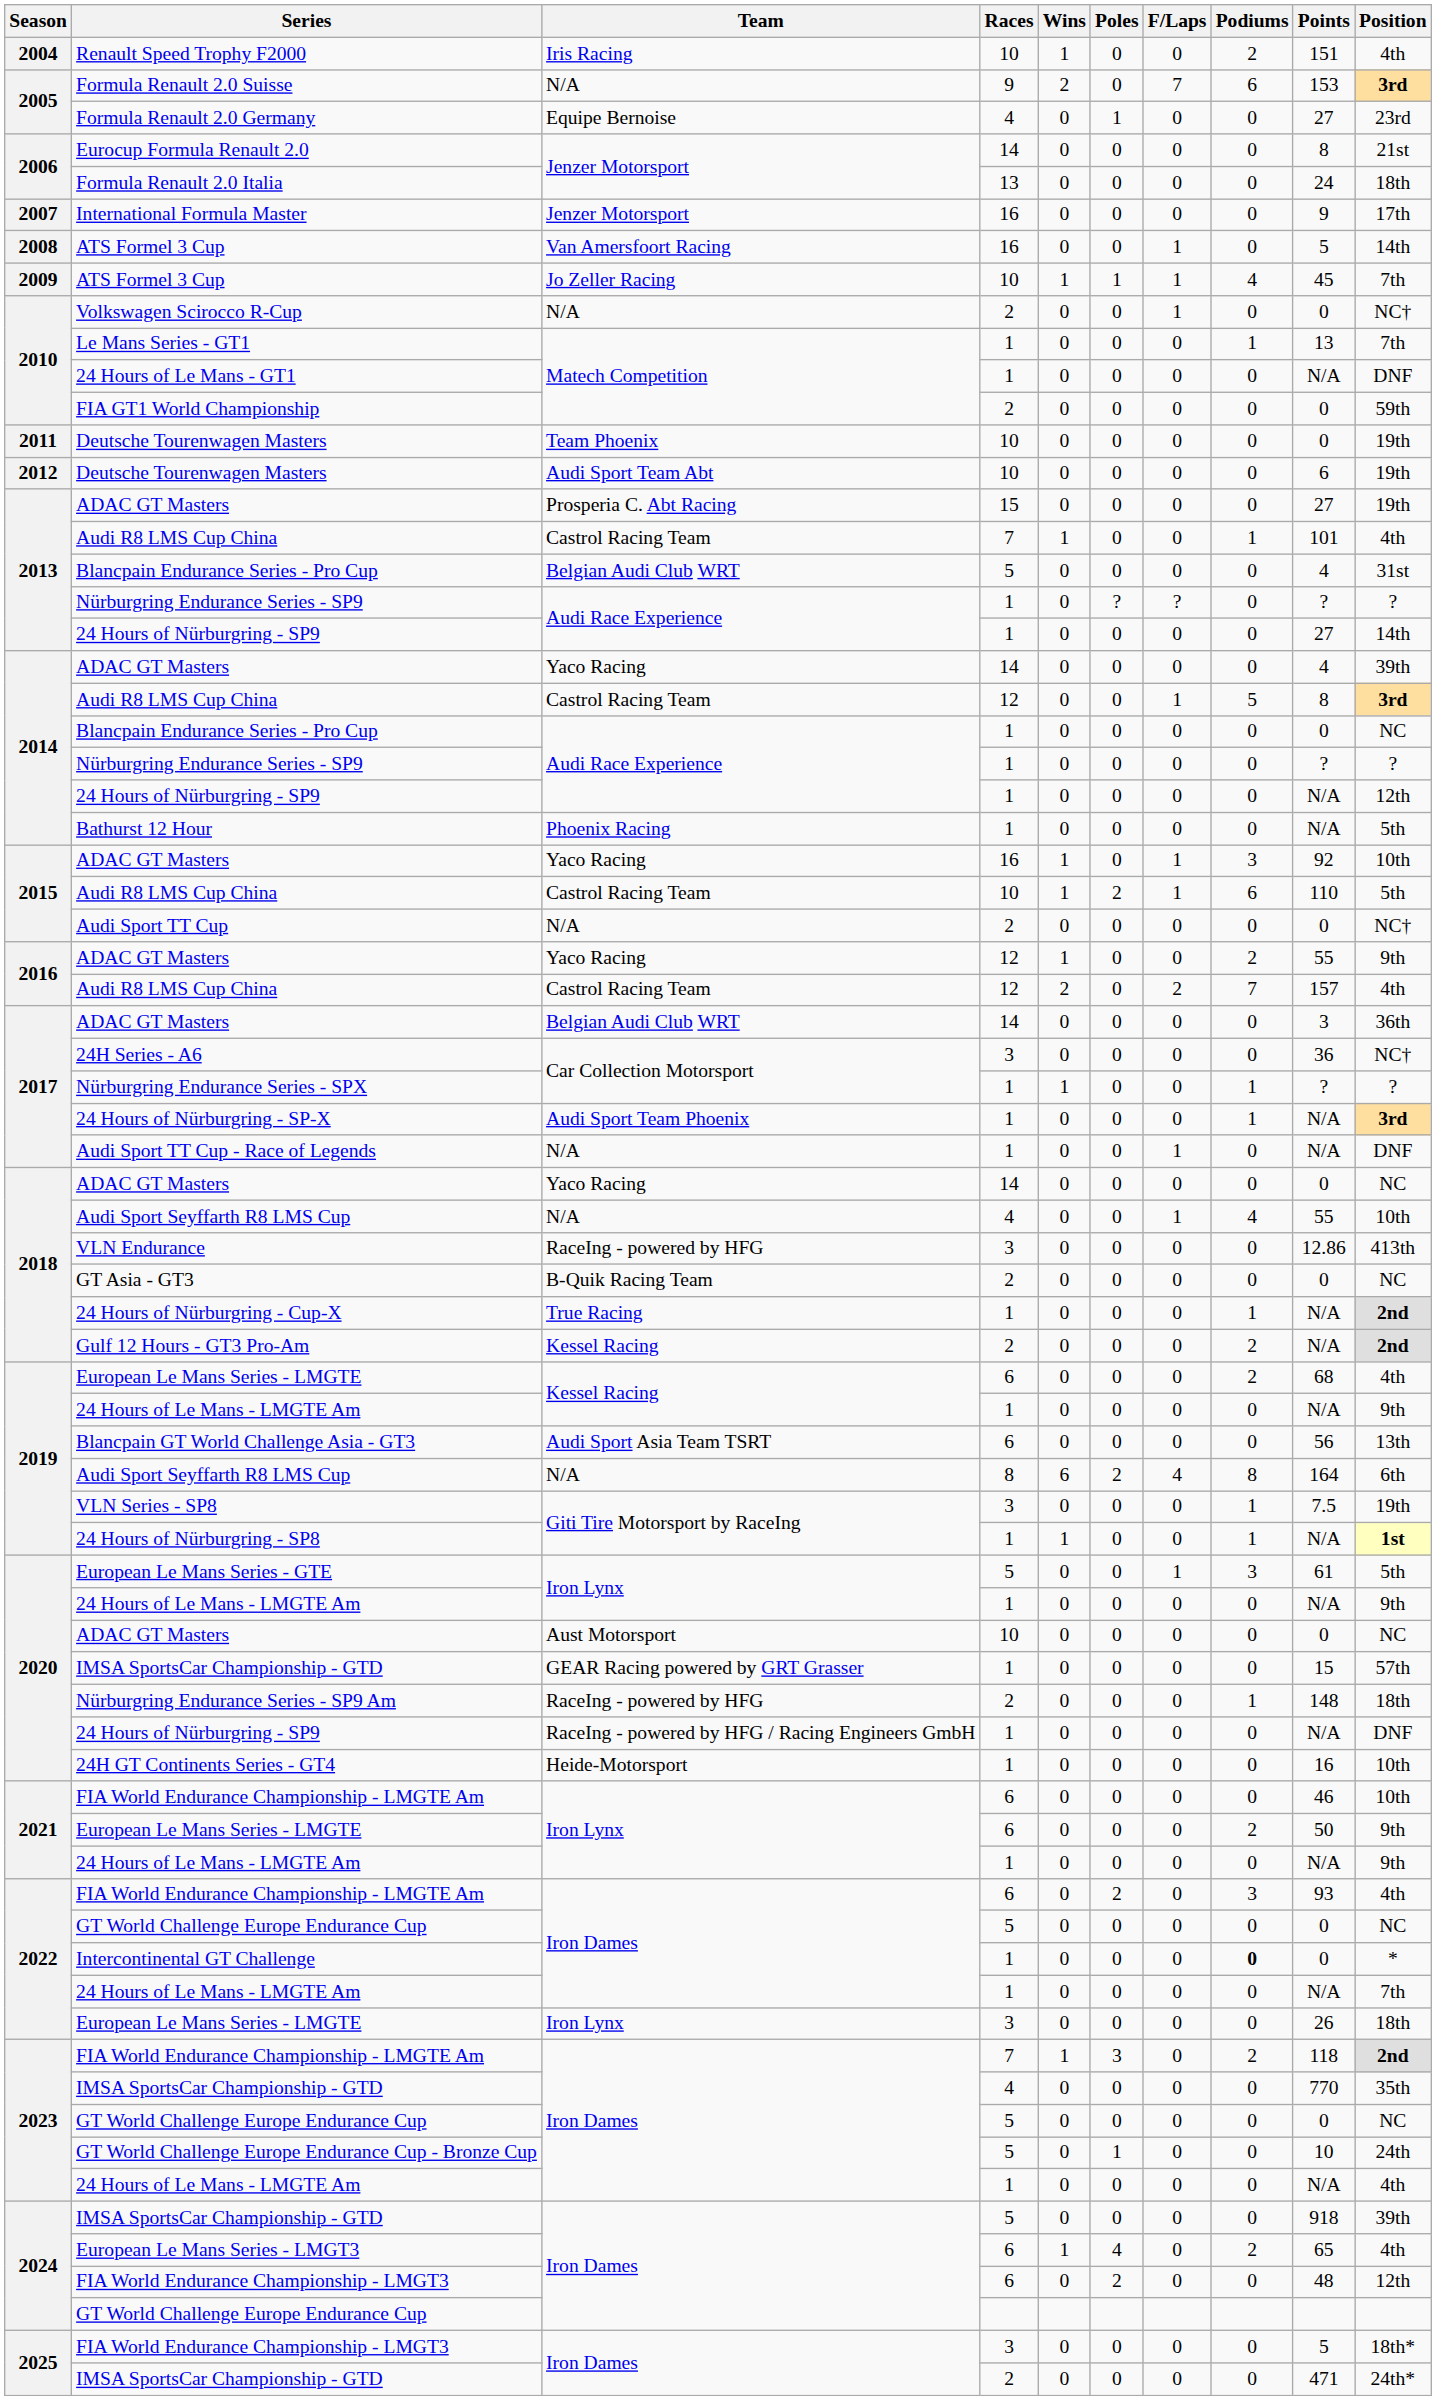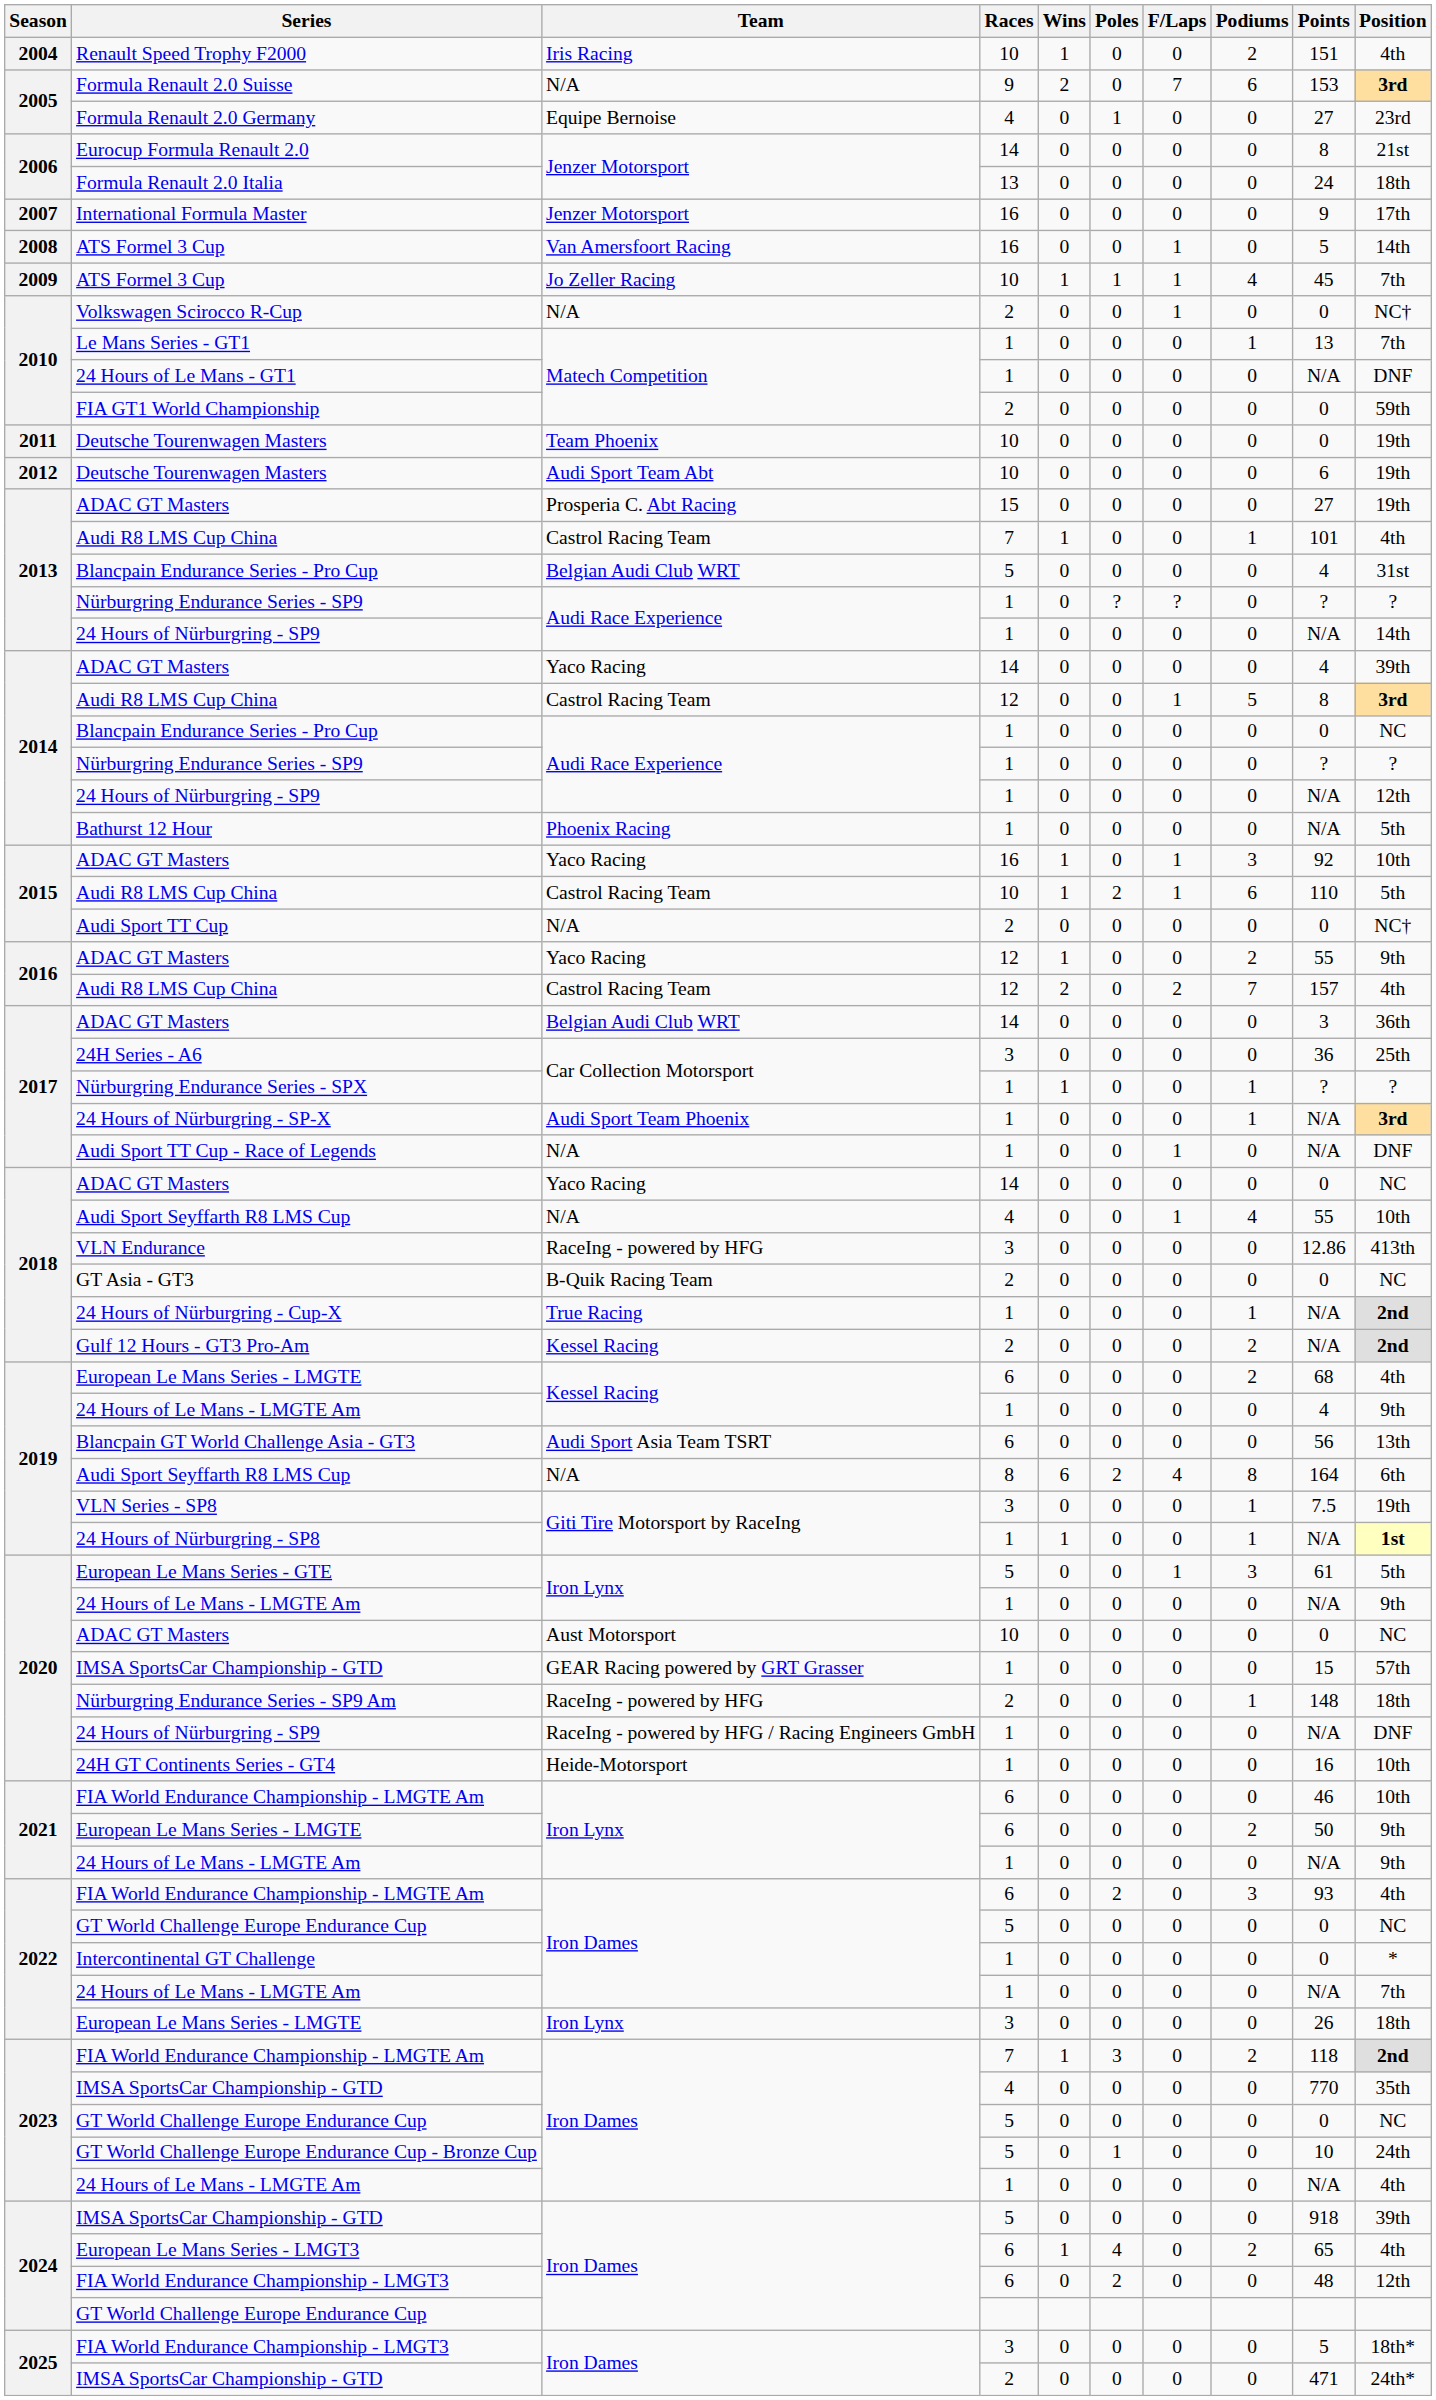(1324, 634) 27 -> (1324, 634) N/A
(1393, 1054) NC† -> (1393, 1054) 25th
(1324, 1409) N/A -> (1324, 1409) 4
(1252, 1959) bold -> (1252, 1959) normal
